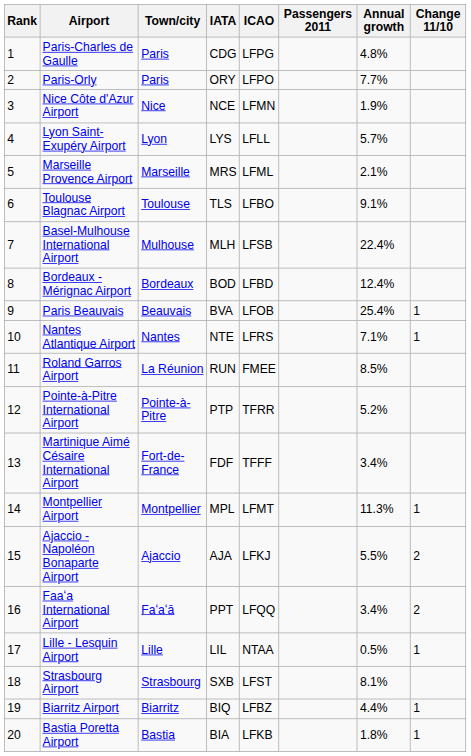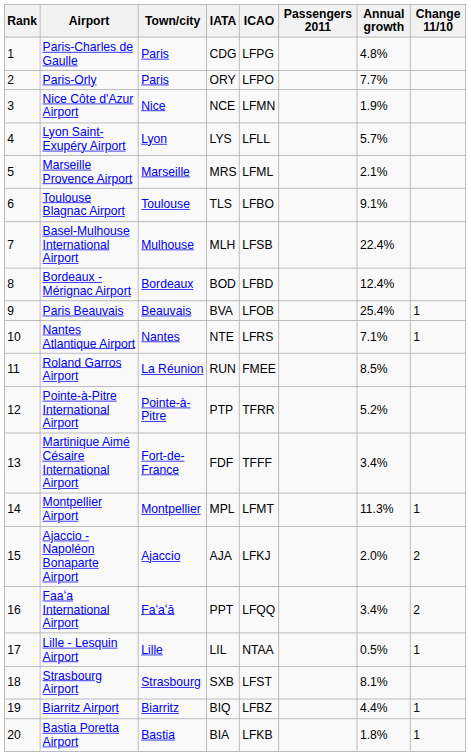(374, 556) 5.5% -> (374, 556) 2.0%
